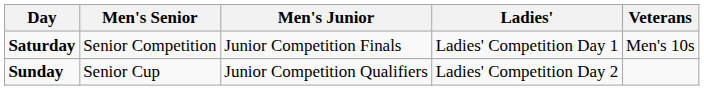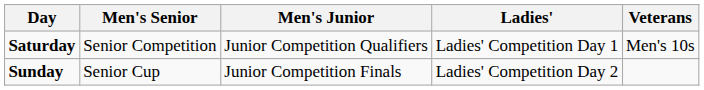(313, 44) Junior Competition Finals -> (326, 44) Junior Competition Qualifiers
(326, 71) Junior Competition Qualifiers -> (313, 71) Junior Competition Finals
